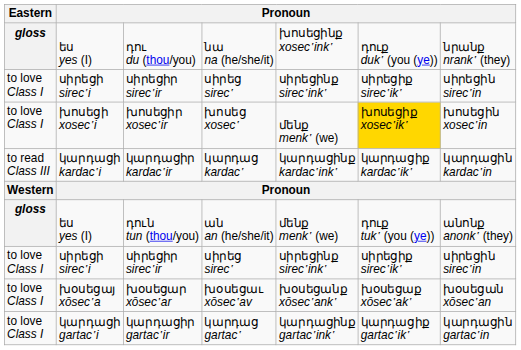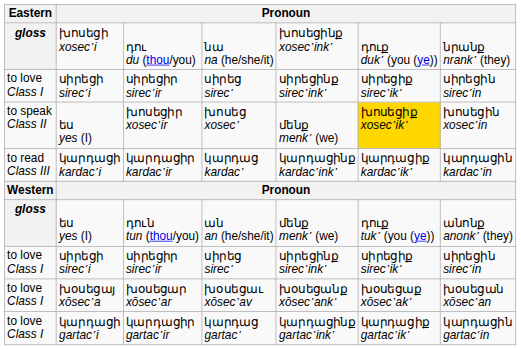(76, 53) ես yes (I) -> (83, 40) խոսեցի xosec῾i
(25, 118) to love Class I -> (29, 118) to speak Class II
(83, 119) խոսեցի xosec῾i -> (76, 132) ես yes (I)
